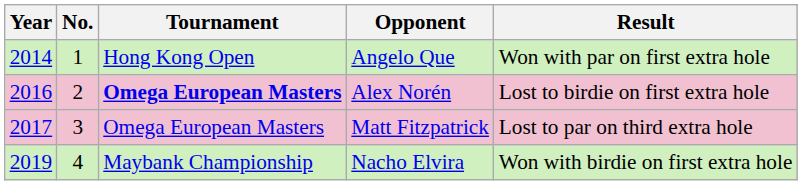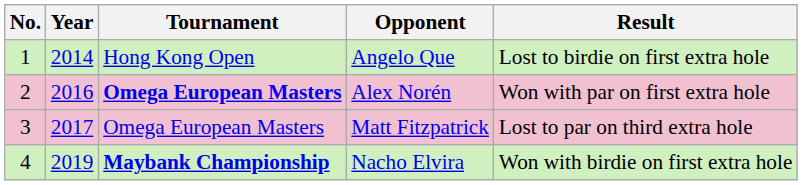columns swapped: (78, 22) <-> (31, 22)
(634, 57) Won with par on first extra hole -> (634, 57) Lost to birdie on first extra hole
(634, 92) Lost to birdie on first extra hole -> (634, 92) Won with par on first extra hole
(208, 162) normal -> (216, 162) bold
